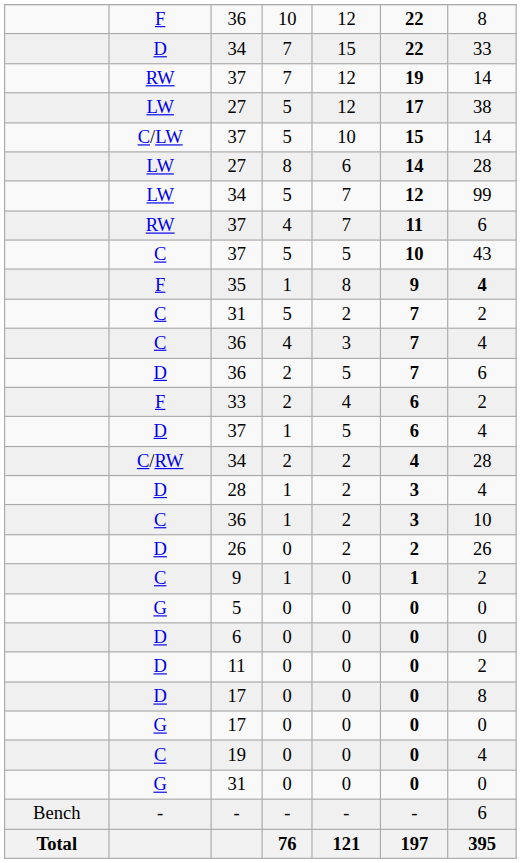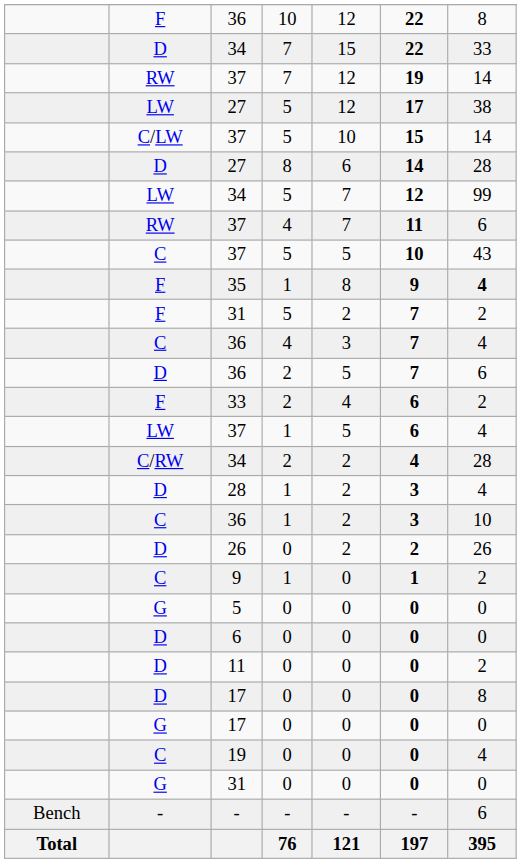(160, 166) LW -> (160, 166) D
(160, 313) C -> (160, 313) F
(160, 431) D -> (160, 431) LW
